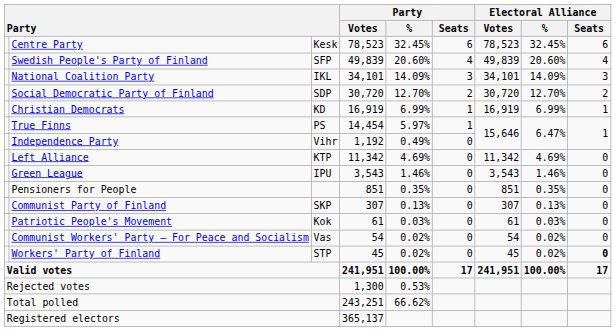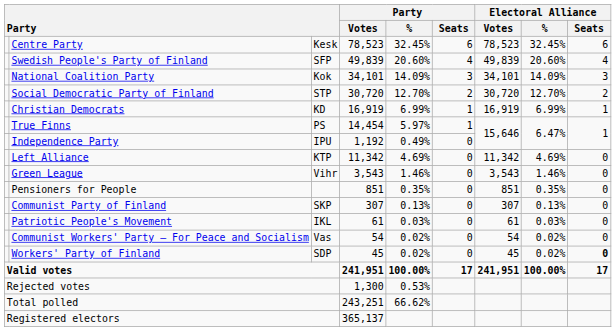(322, 77) IKL -> (322, 77) Kok
(322, 93) SDP -> (322, 93) STP
(325, 141) Vihr -> (322, 141) IPU
(322, 173) IPU -> (325, 173) Vihr
(322, 222) Kok -> (322, 222) IKL
(322, 254) STP -> (322, 254) SDP
